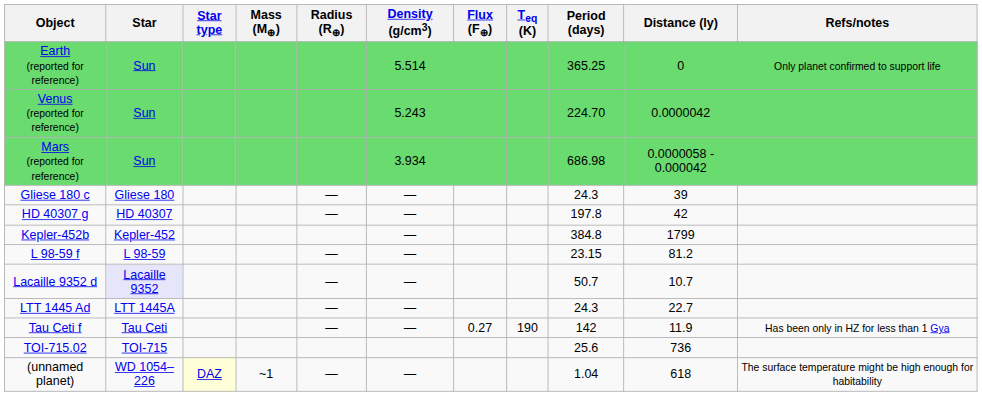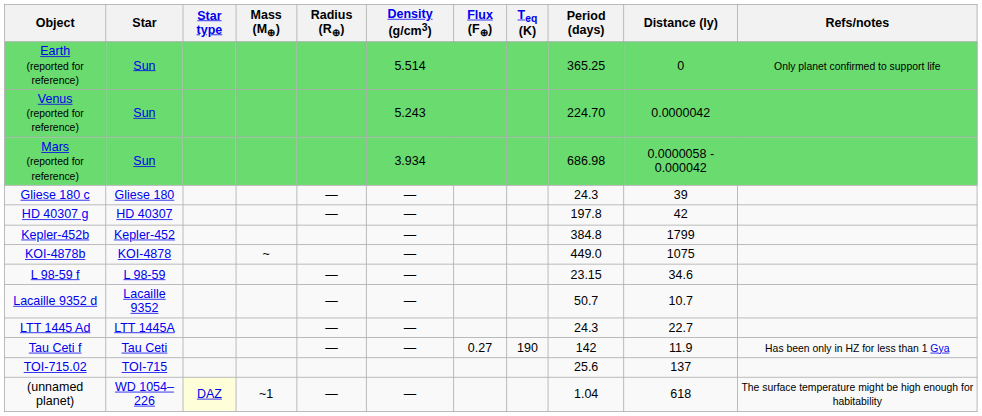+ row: (55, 254)
(681, 254) 81.2 -> (681, 274) 34.6
(144, 281) lavender background -> (144, 301) no background
(681, 347) 736 -> (681, 367) 137
